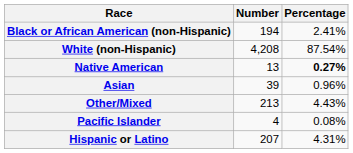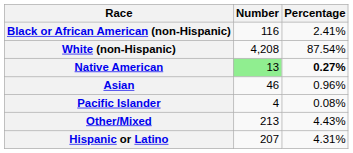(270, 31) 194 -> (270, 31) 116
(273, 67) no background -> (273, 67) lightgreen background
(273, 85) 39 -> (273, 85) 46
rows swapped: (119, 121) <-> (119, 103)
